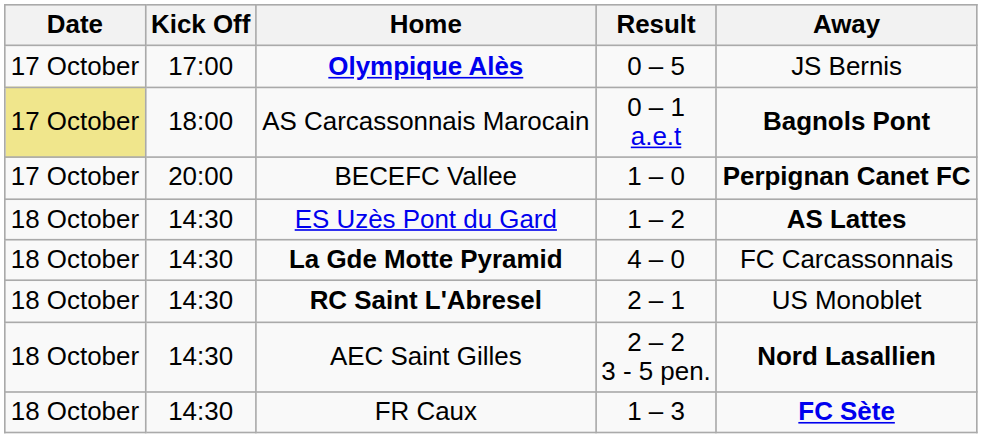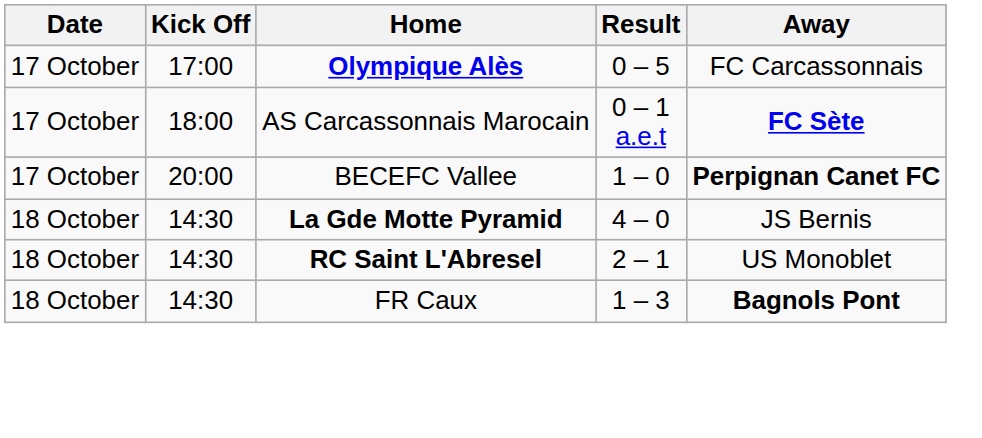(847, 66) JS Bernis -> (816, 66) FC Carcassonnais
(75, 121) khaki background -> (75, 121) no background
(847, 121) Bagnols Pont -> (816, 121) FC Sète
- row: (426, 218)
(847, 259) FC Carcassonnais -> (816, 218) JS Bernis
- row: (426, 356)
(847, 412) FC Sète -> (816, 300) Bagnols Pont
